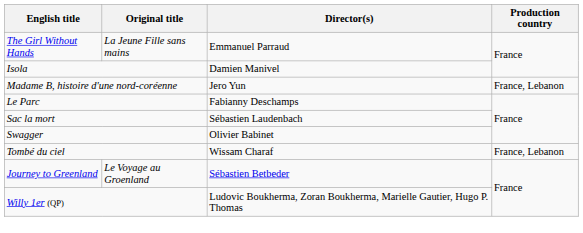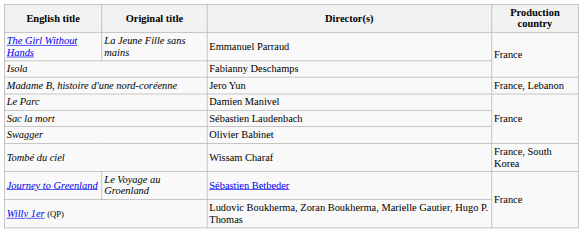(244, 69) Damien Manivel -> (254, 69) Fabianny Deschamps
(254, 102) Fabianny Deschamps -> (244, 102) Damien Manivel
(529, 151) France, Lebanon -> (523, 157) France, South Korea
